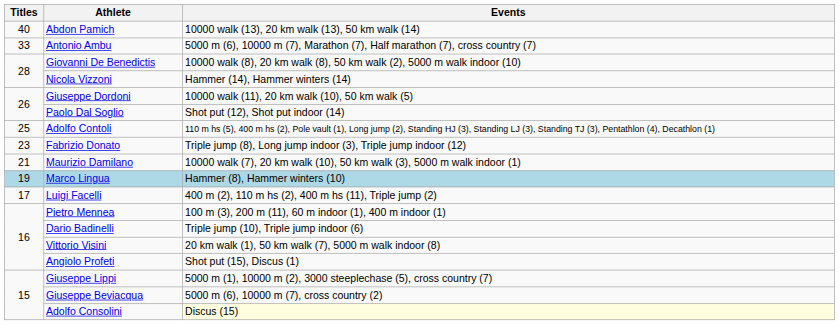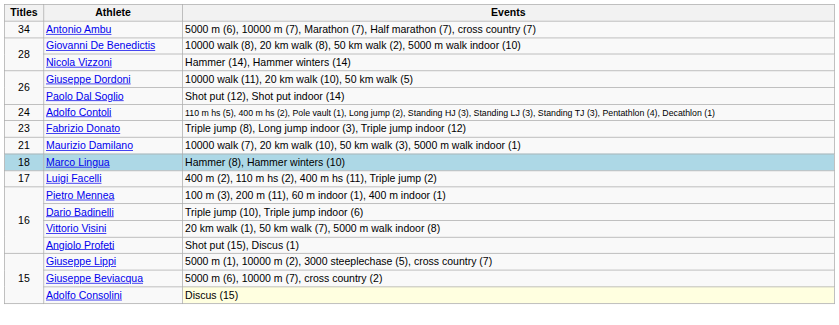- row: (80, 30)
(24, 46) 33 -> (24, 30) 34
(24, 129) 25 -> (24, 113) 24
(24, 179) 19 -> (24, 163) 18
